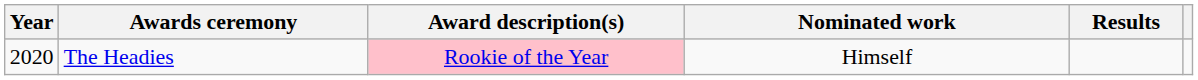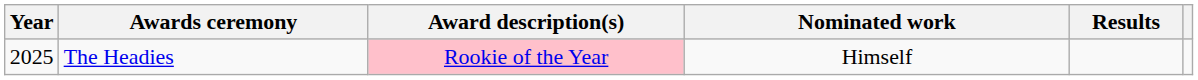(32, 56) 2020 -> (32, 56) 2025
